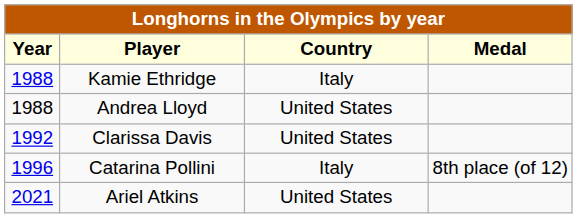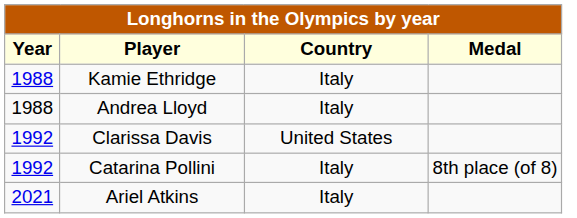(336, 108) United States -> (336, 108) Italy
+ row: (32, 167)
- row: (32, 167)
(336, 197) United States -> (336, 197) Italy
